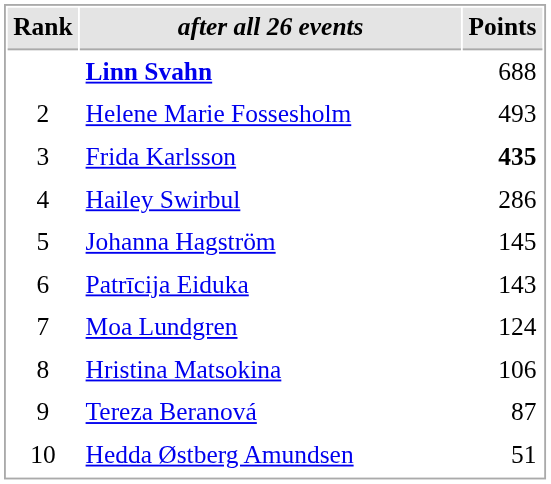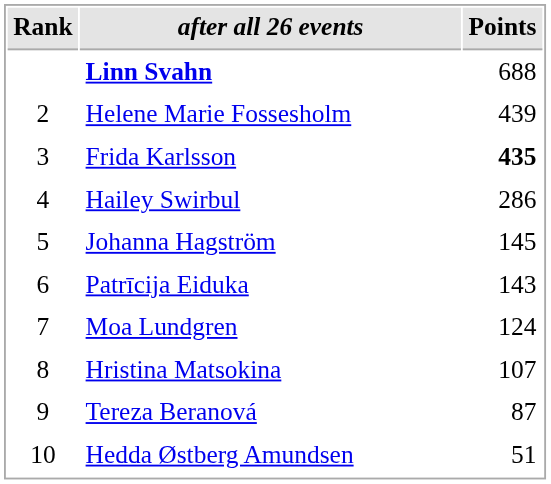(517, 114) 493 -> (517, 114) 439
(517, 369) 106 -> (517, 369) 107
